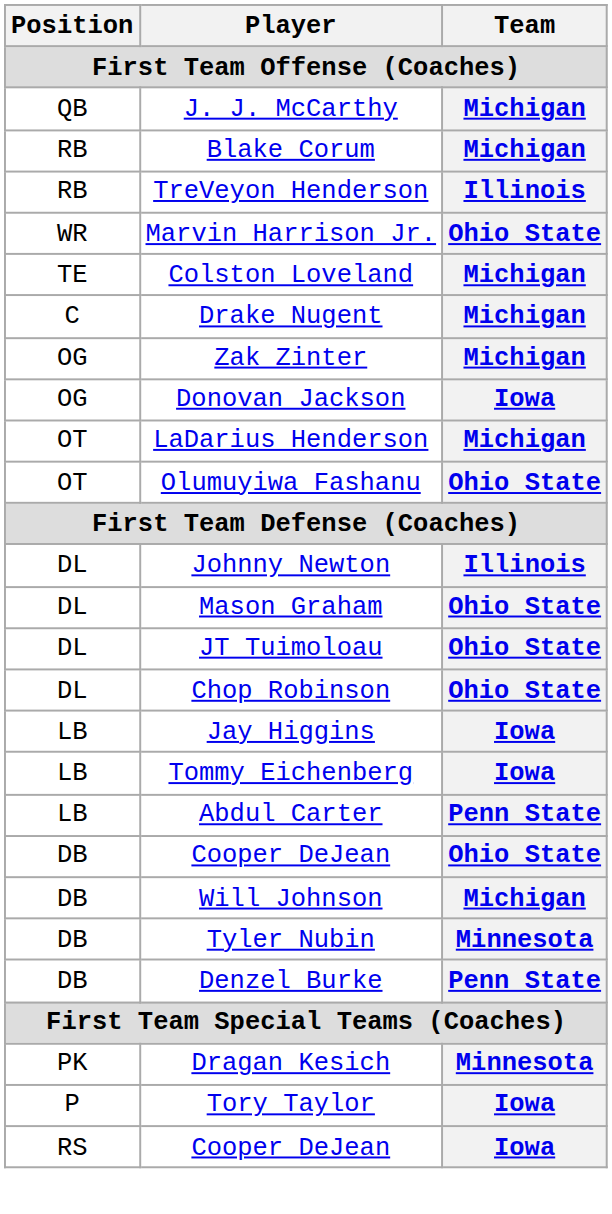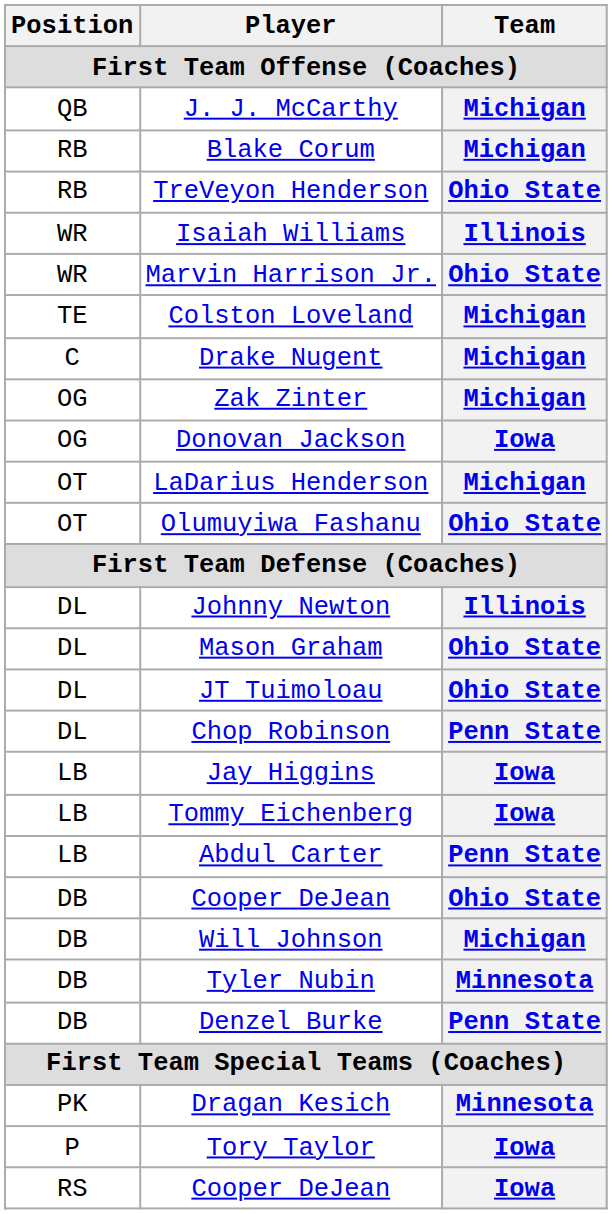(525, 192) Illinois -> (525, 192) Ohio State
+ row: (72, 233)
(525, 690) Ohio State -> (525, 732) Penn State
